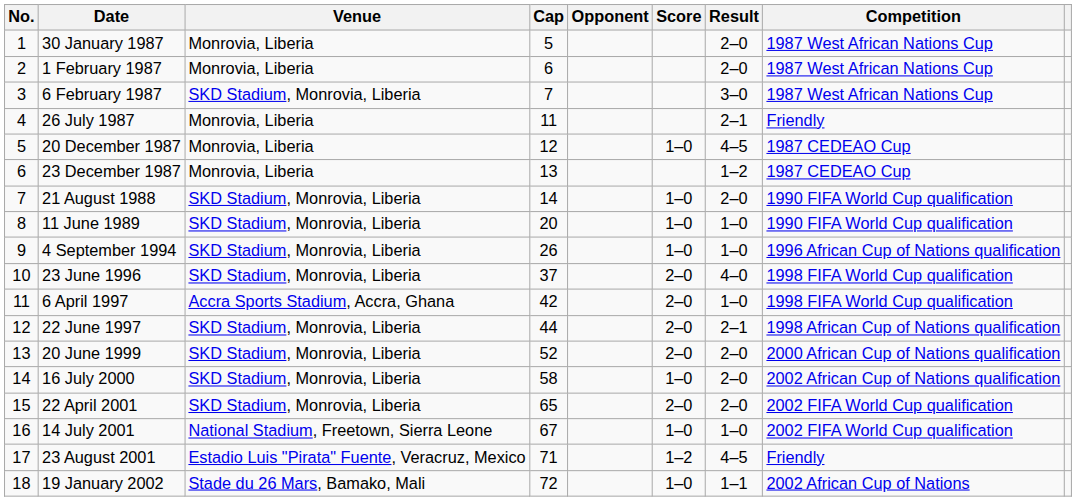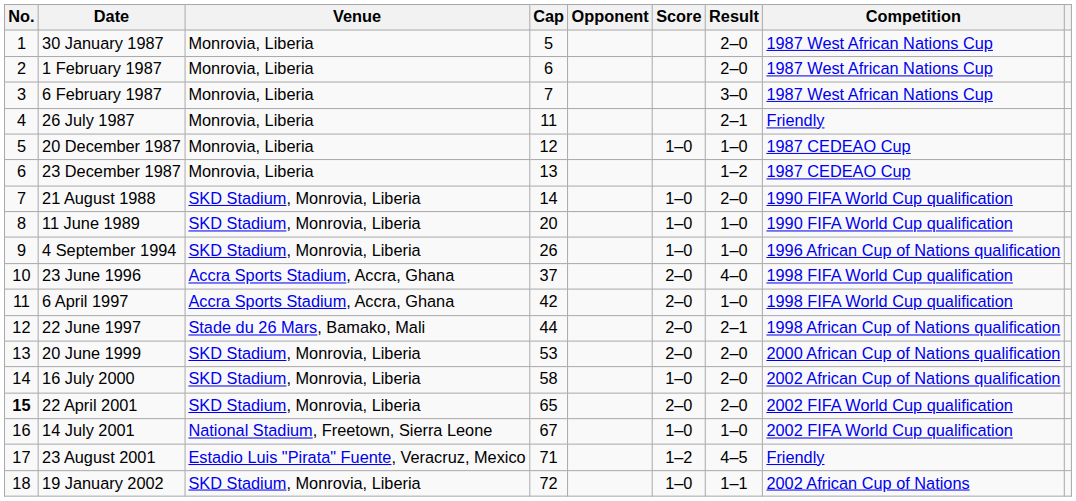(305, 95) SKD Stadium, Monrovia, Liberia -> (251, 95) Monrovia, Liberia
(734, 146) 4–5 -> (734, 146) 1–0
(305, 276) SKD Stadium, Monrovia, Liberia -> (321, 276) Accra Sports Stadium, Accra, Ghana
(305, 328) SKD Stadium, Monrovia, Liberia -> (307, 328) Stade du 26 Mars, Bamako, Mali
(549, 353) 52 -> (549, 353) 53
(21, 405) normal -> (21, 405) bold
(307, 483) Stade du 26 Mars, Bamako, Mali -> (305, 483) SKD Stadium, Monrovia, Liberia
